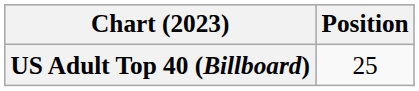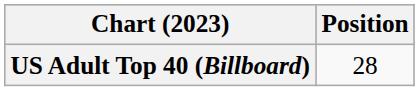(365, 64) 25 -> (365, 64) 28
